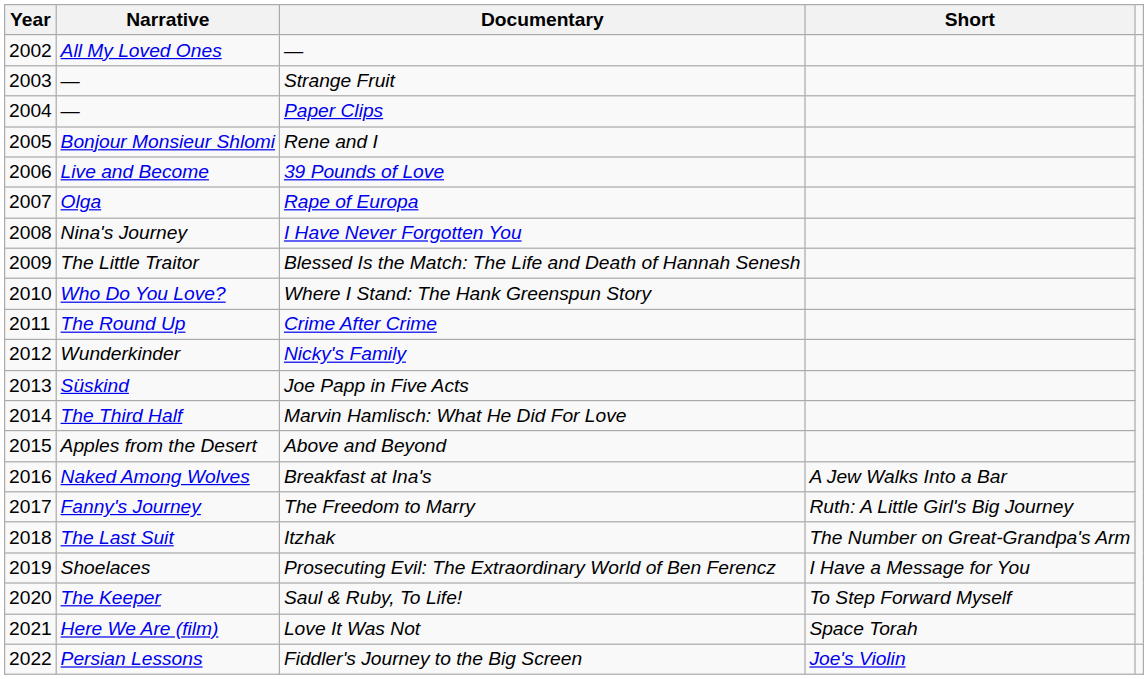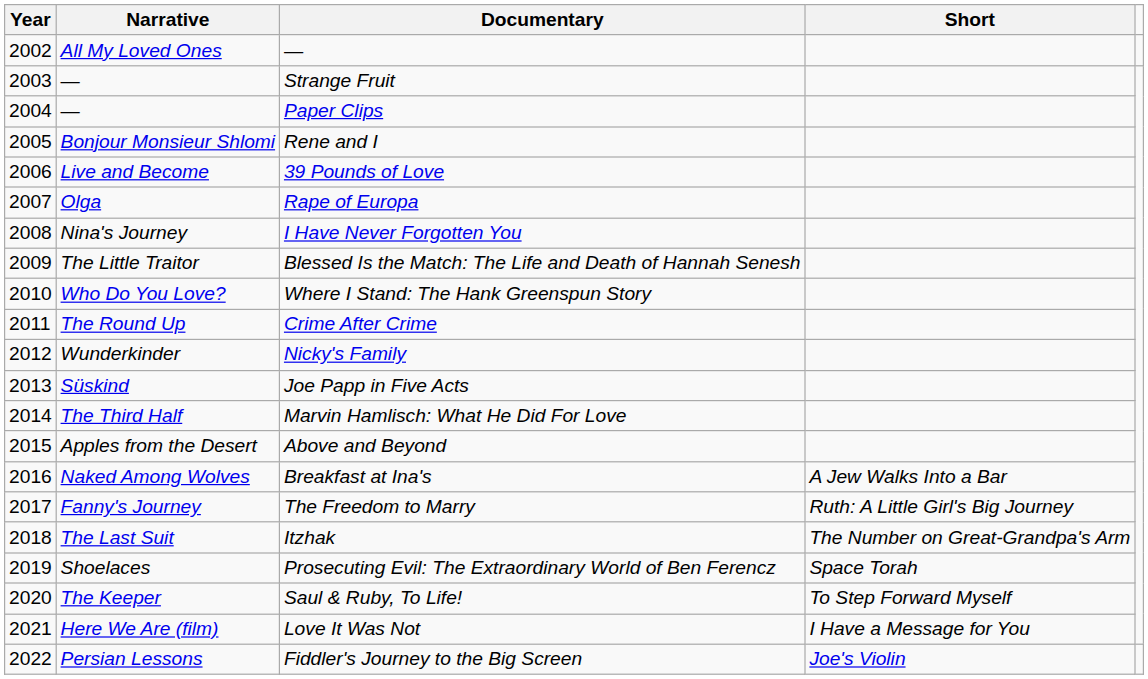(920, 567) I Have a Message for You -> (863, 567) Space Torah
(863, 628) Space Torah -> (920, 628) I Have a Message for You
